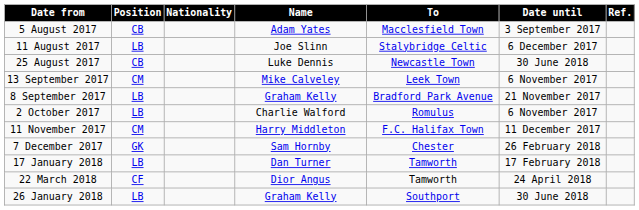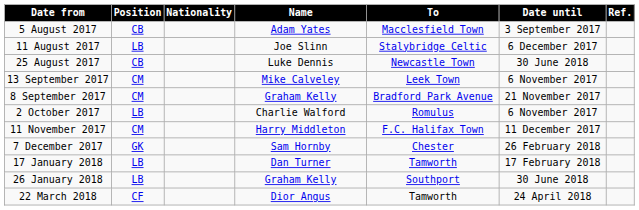(138, 96) LB -> (138, 96) CM
rows swapped: (58, 196) <-> (58, 180)
